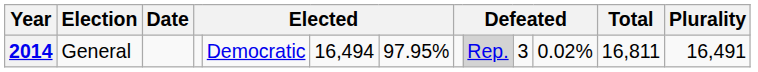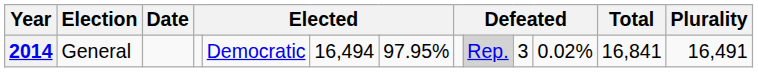(631, 50) 16,811 -> (632, 50) 16,841
